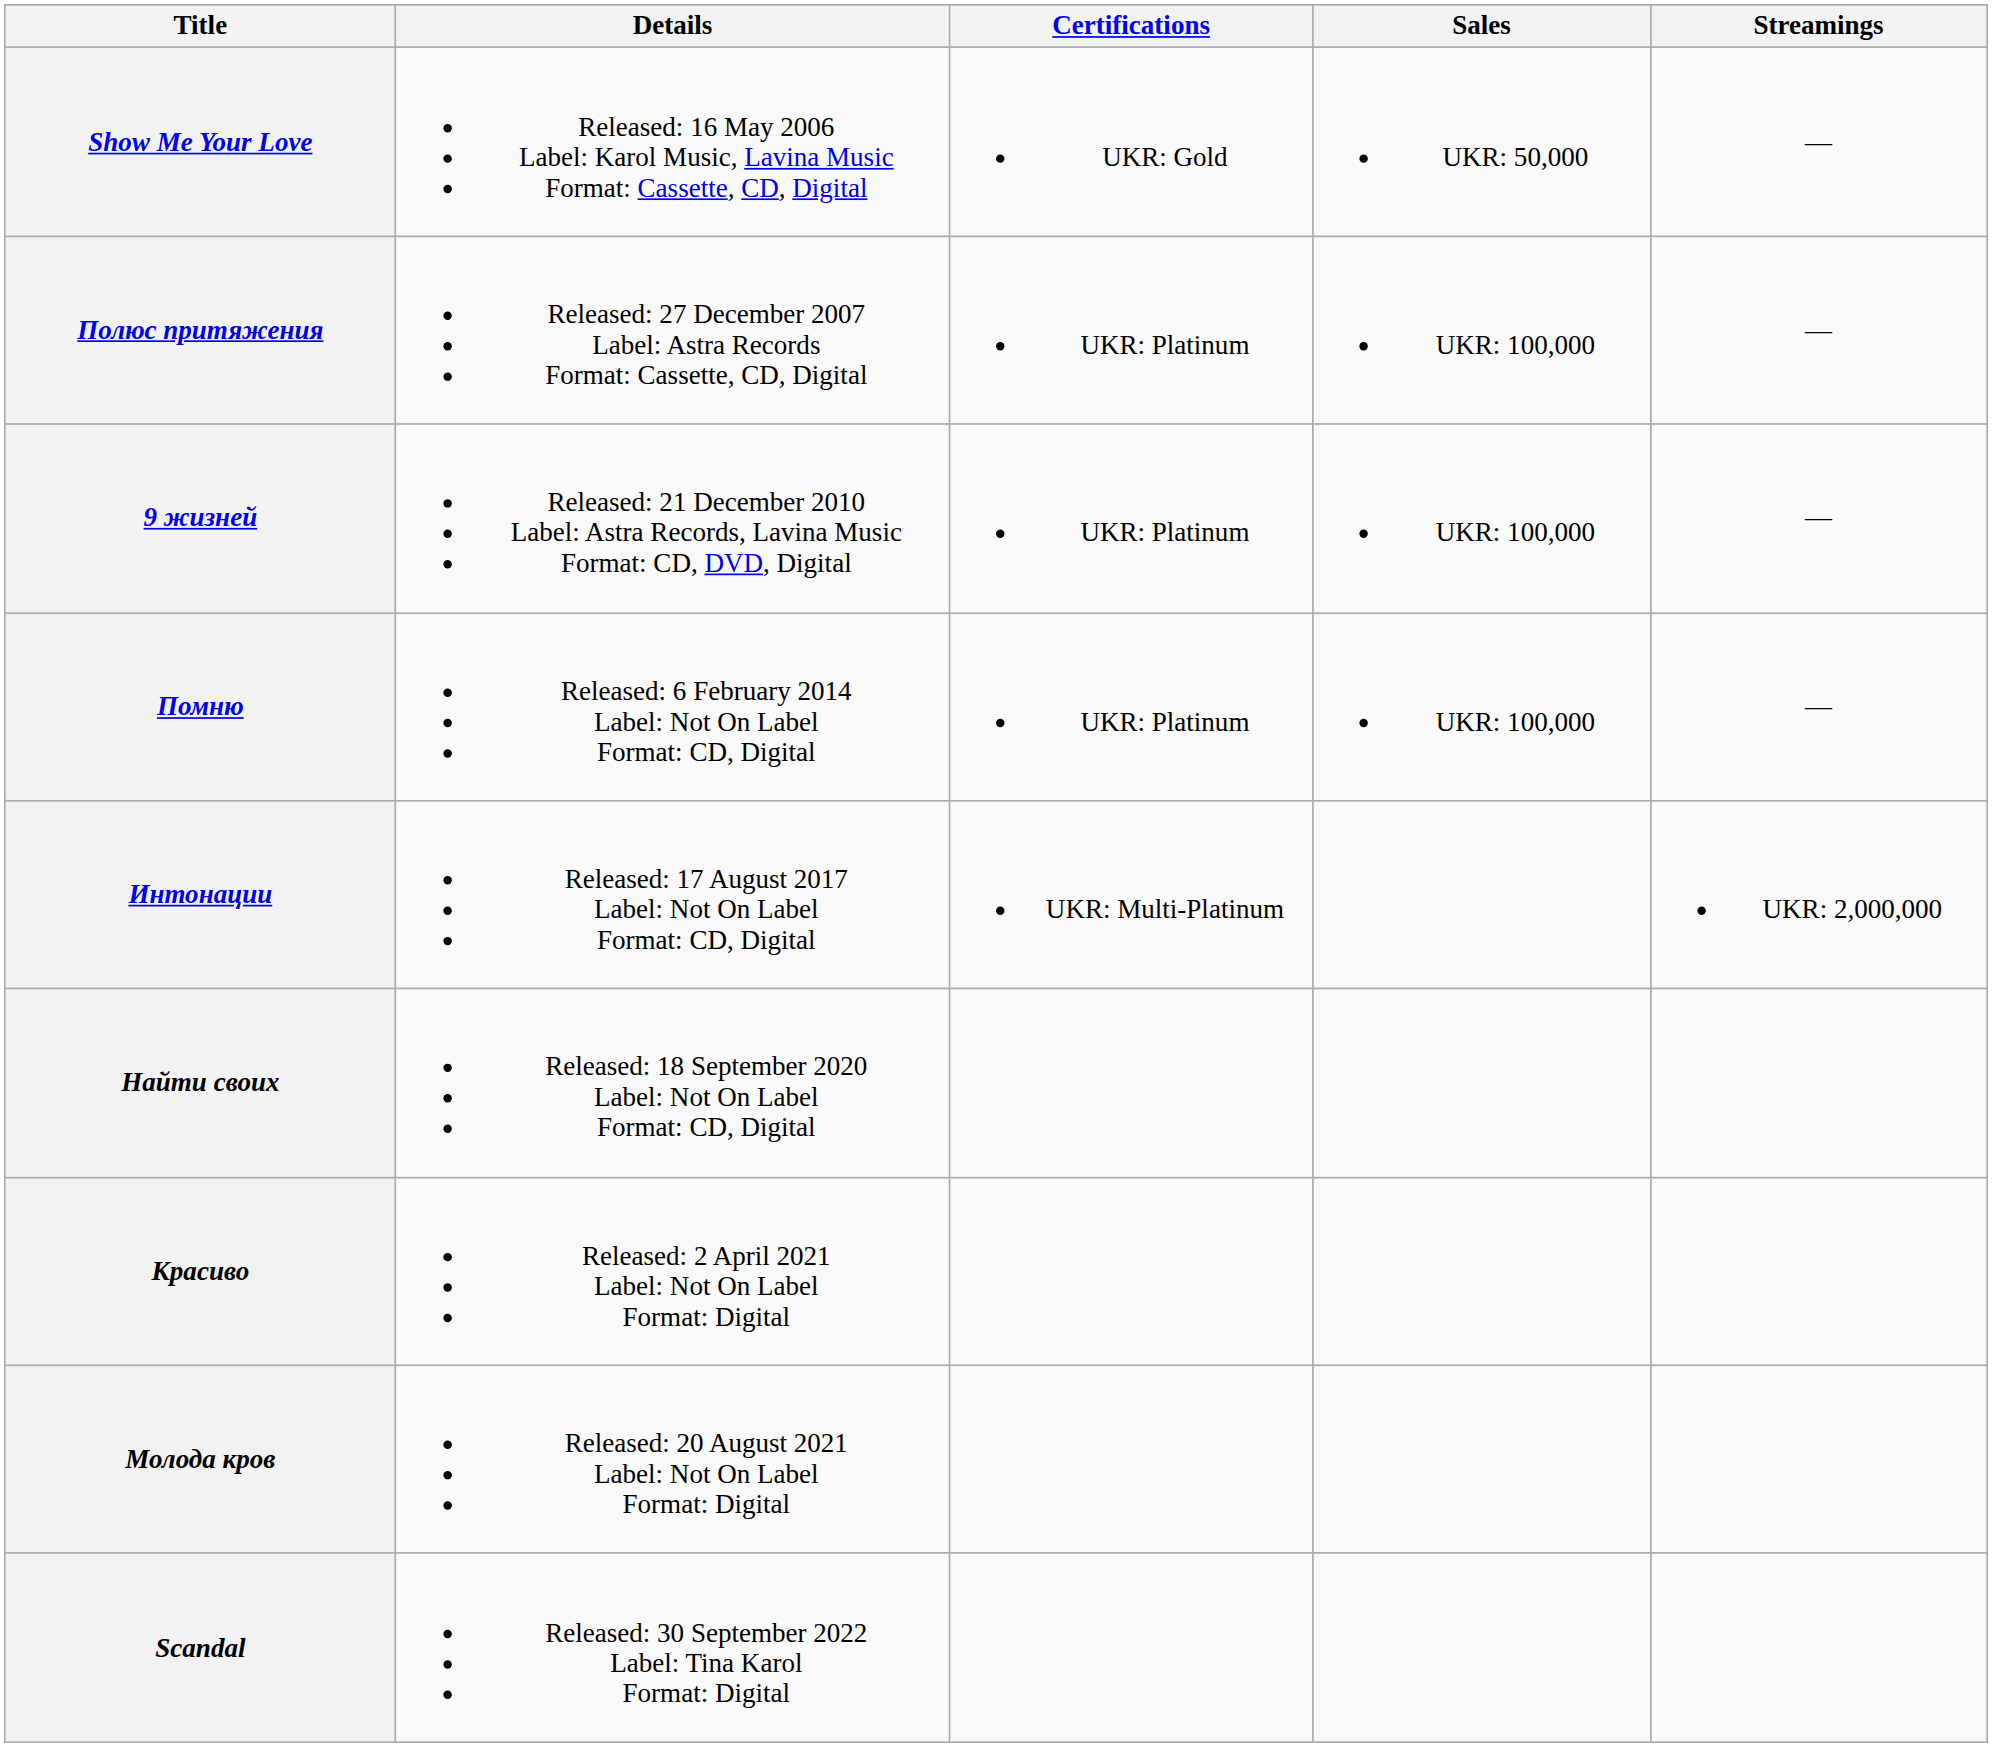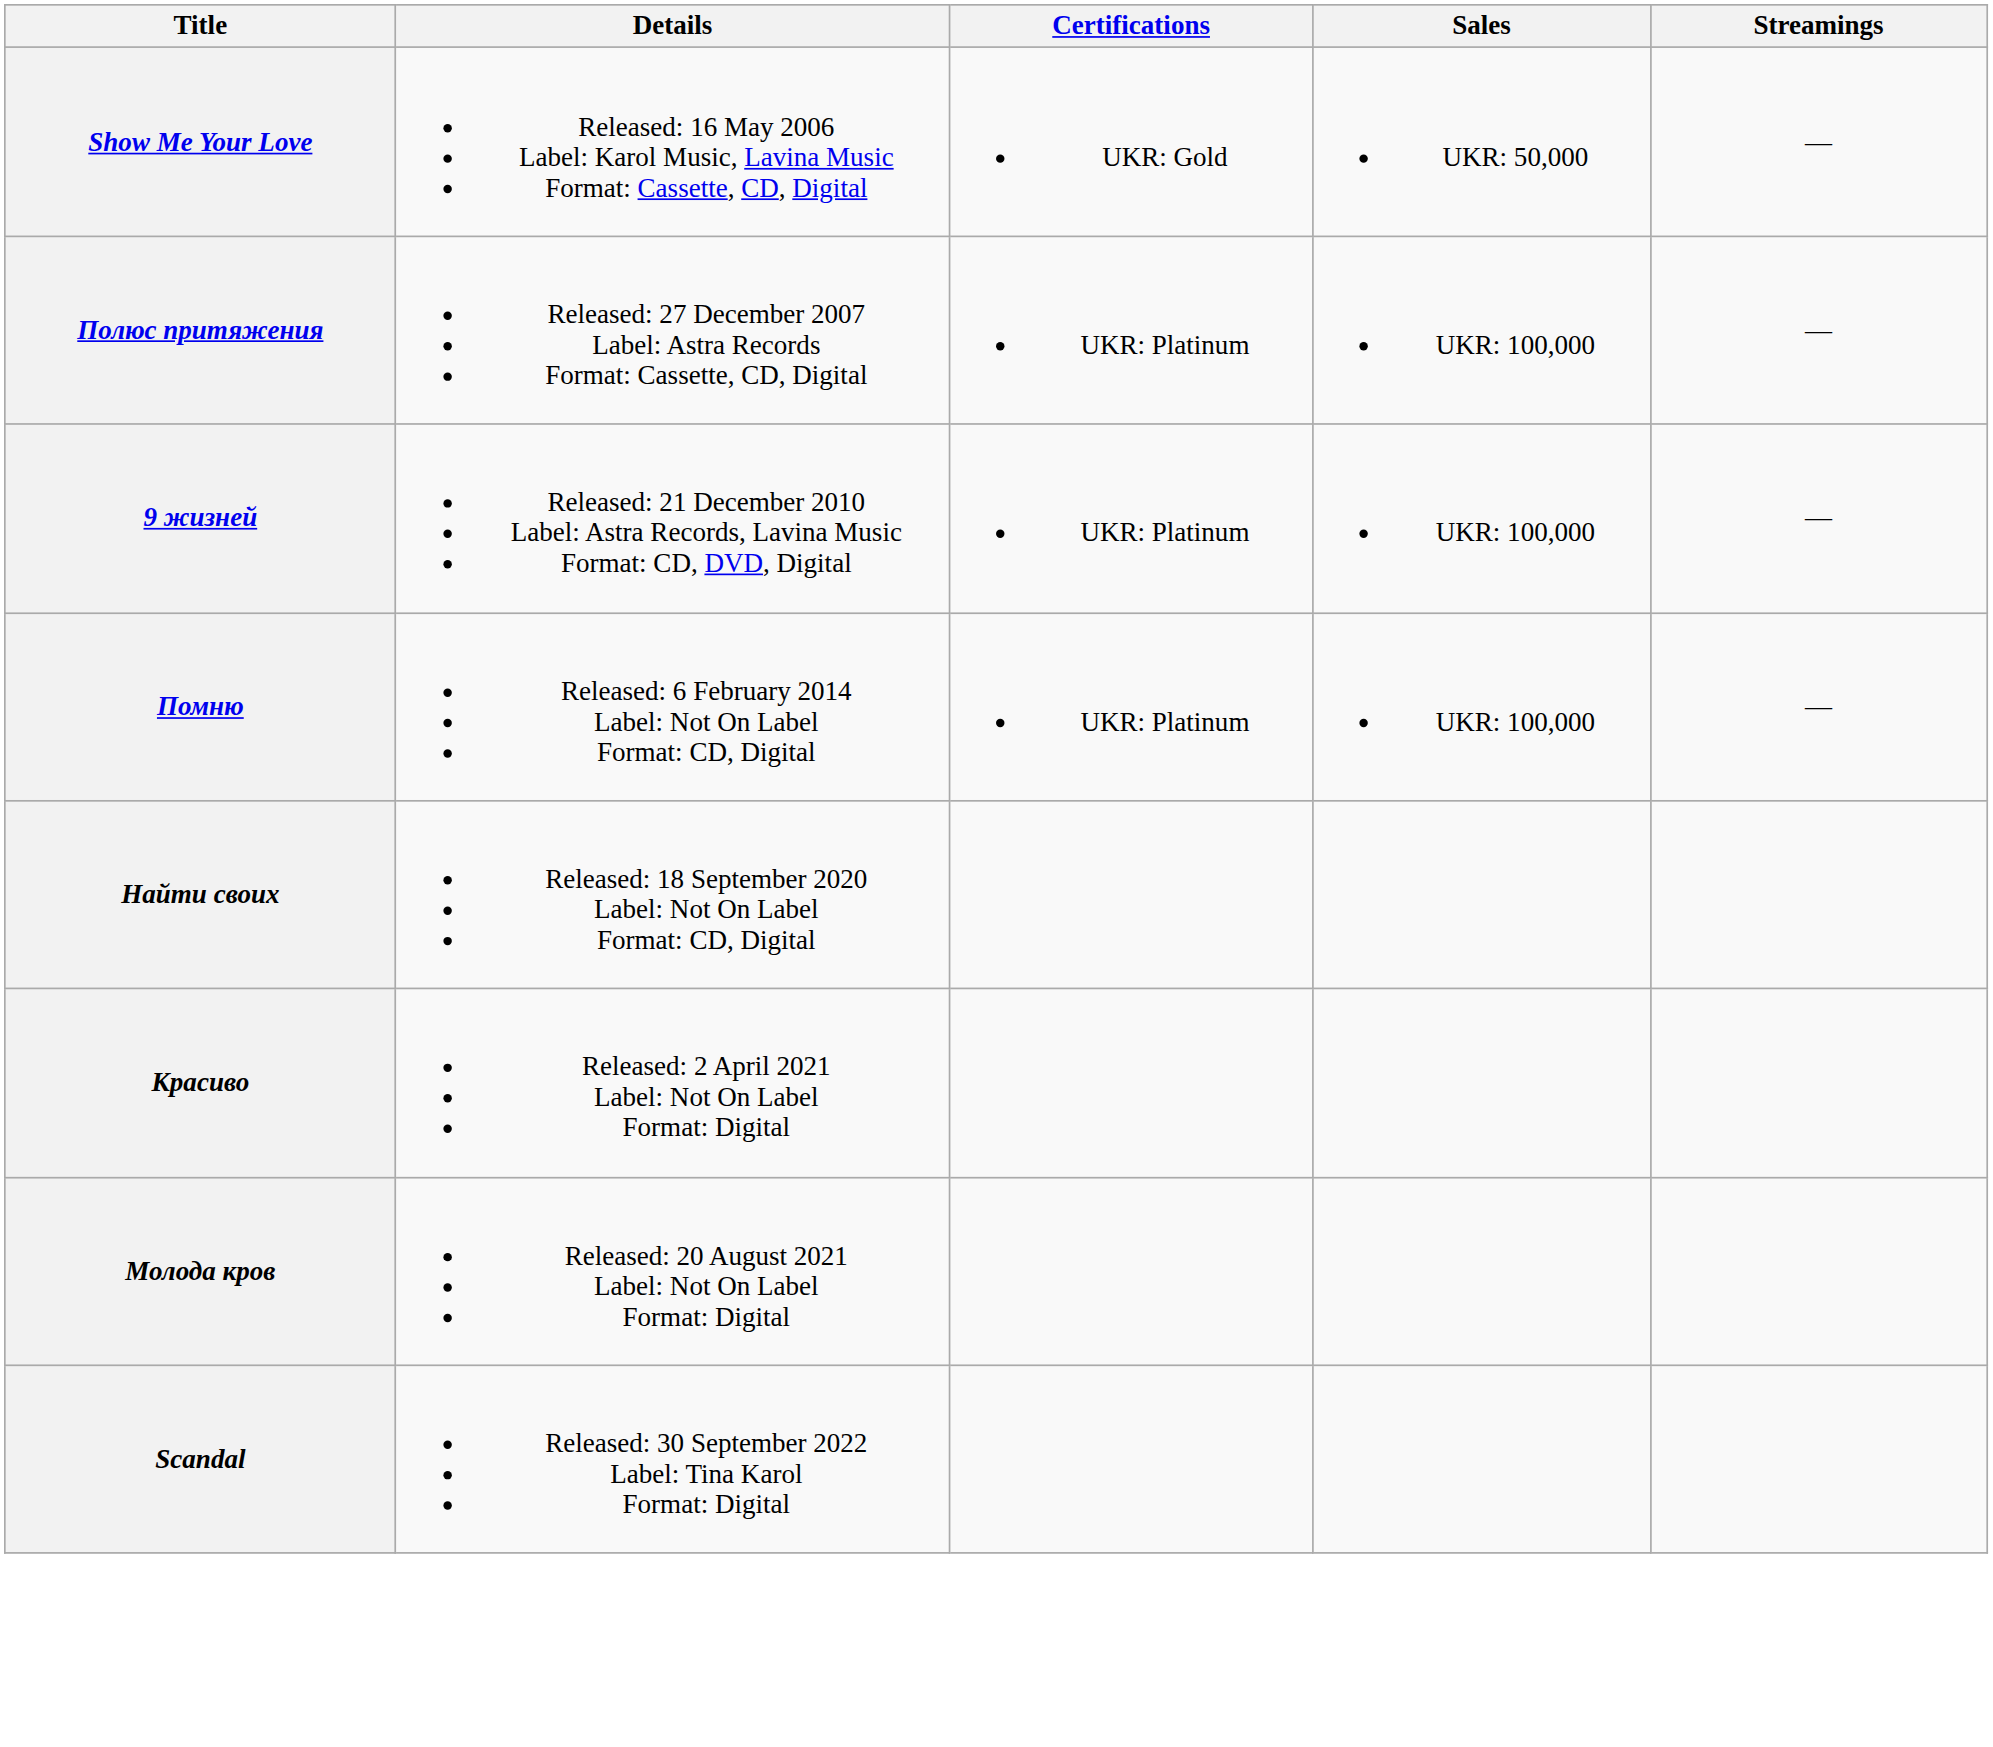- row: (200, 894)
